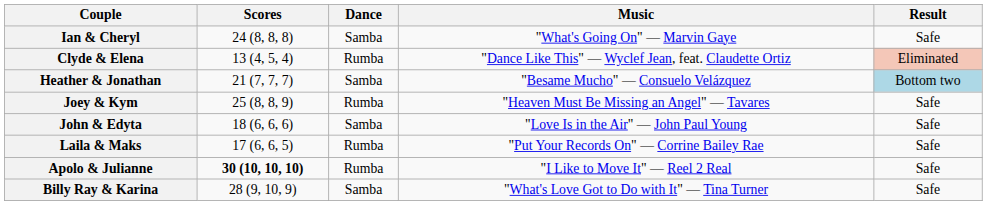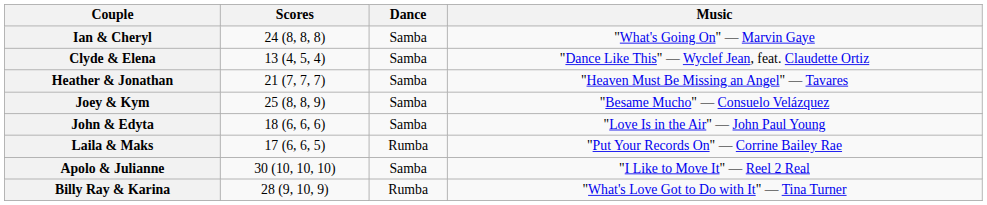- column: (928, 15)
(364, 59) Rumba -> (408, 59) Samba
(636, 80) "Besame Mucho" — Consuelo Velázquez -> (715, 80) "Heaven Must Be Missing an Angel" — Tavares
(364, 102) Rumba -> (408, 102) Samba
(636, 102) "Heaven Must Be Missing an Angel" — Tavares -> (715, 102) "Besame Mucho" — Consuelo Velázquez
(263, 168) bold -> (295, 168) normal
(364, 168) Rumba -> (408, 168) Samba
(364, 189) Samba -> (408, 189) Rumba
